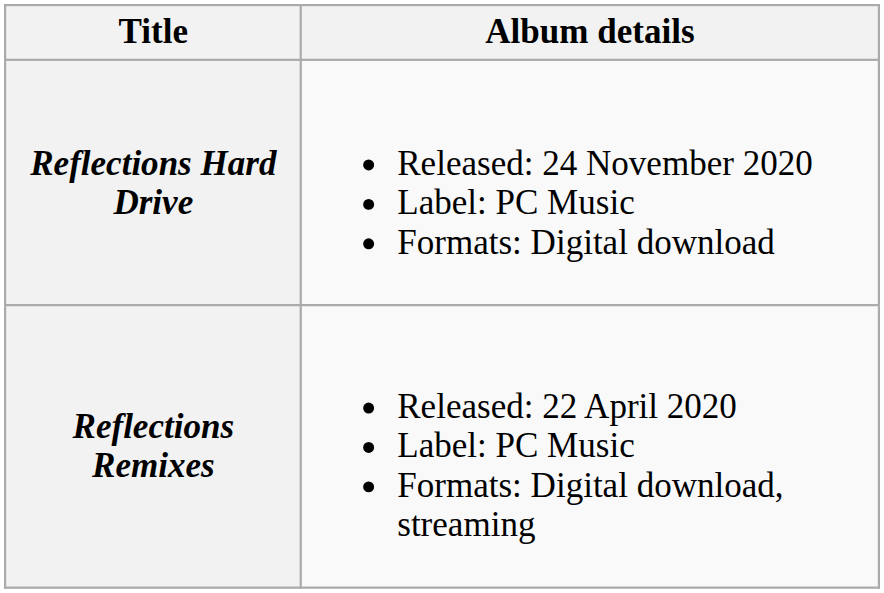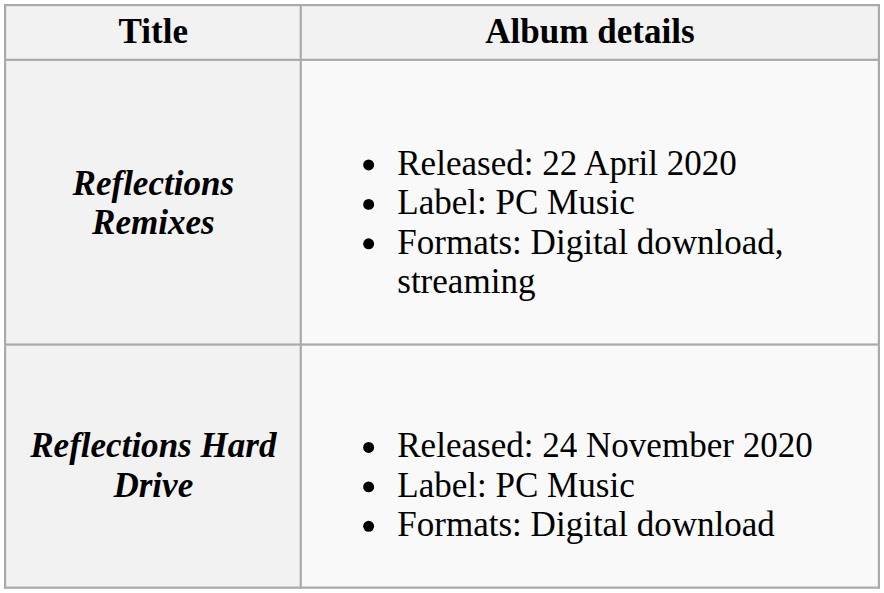rows swapped: (153, 445) <-> (153, 182)
